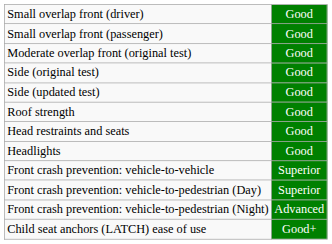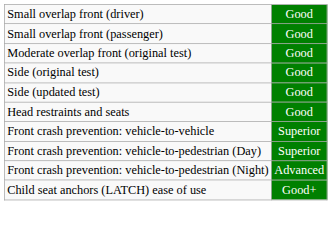- row: (41, 111)
- row: (34, 151)
